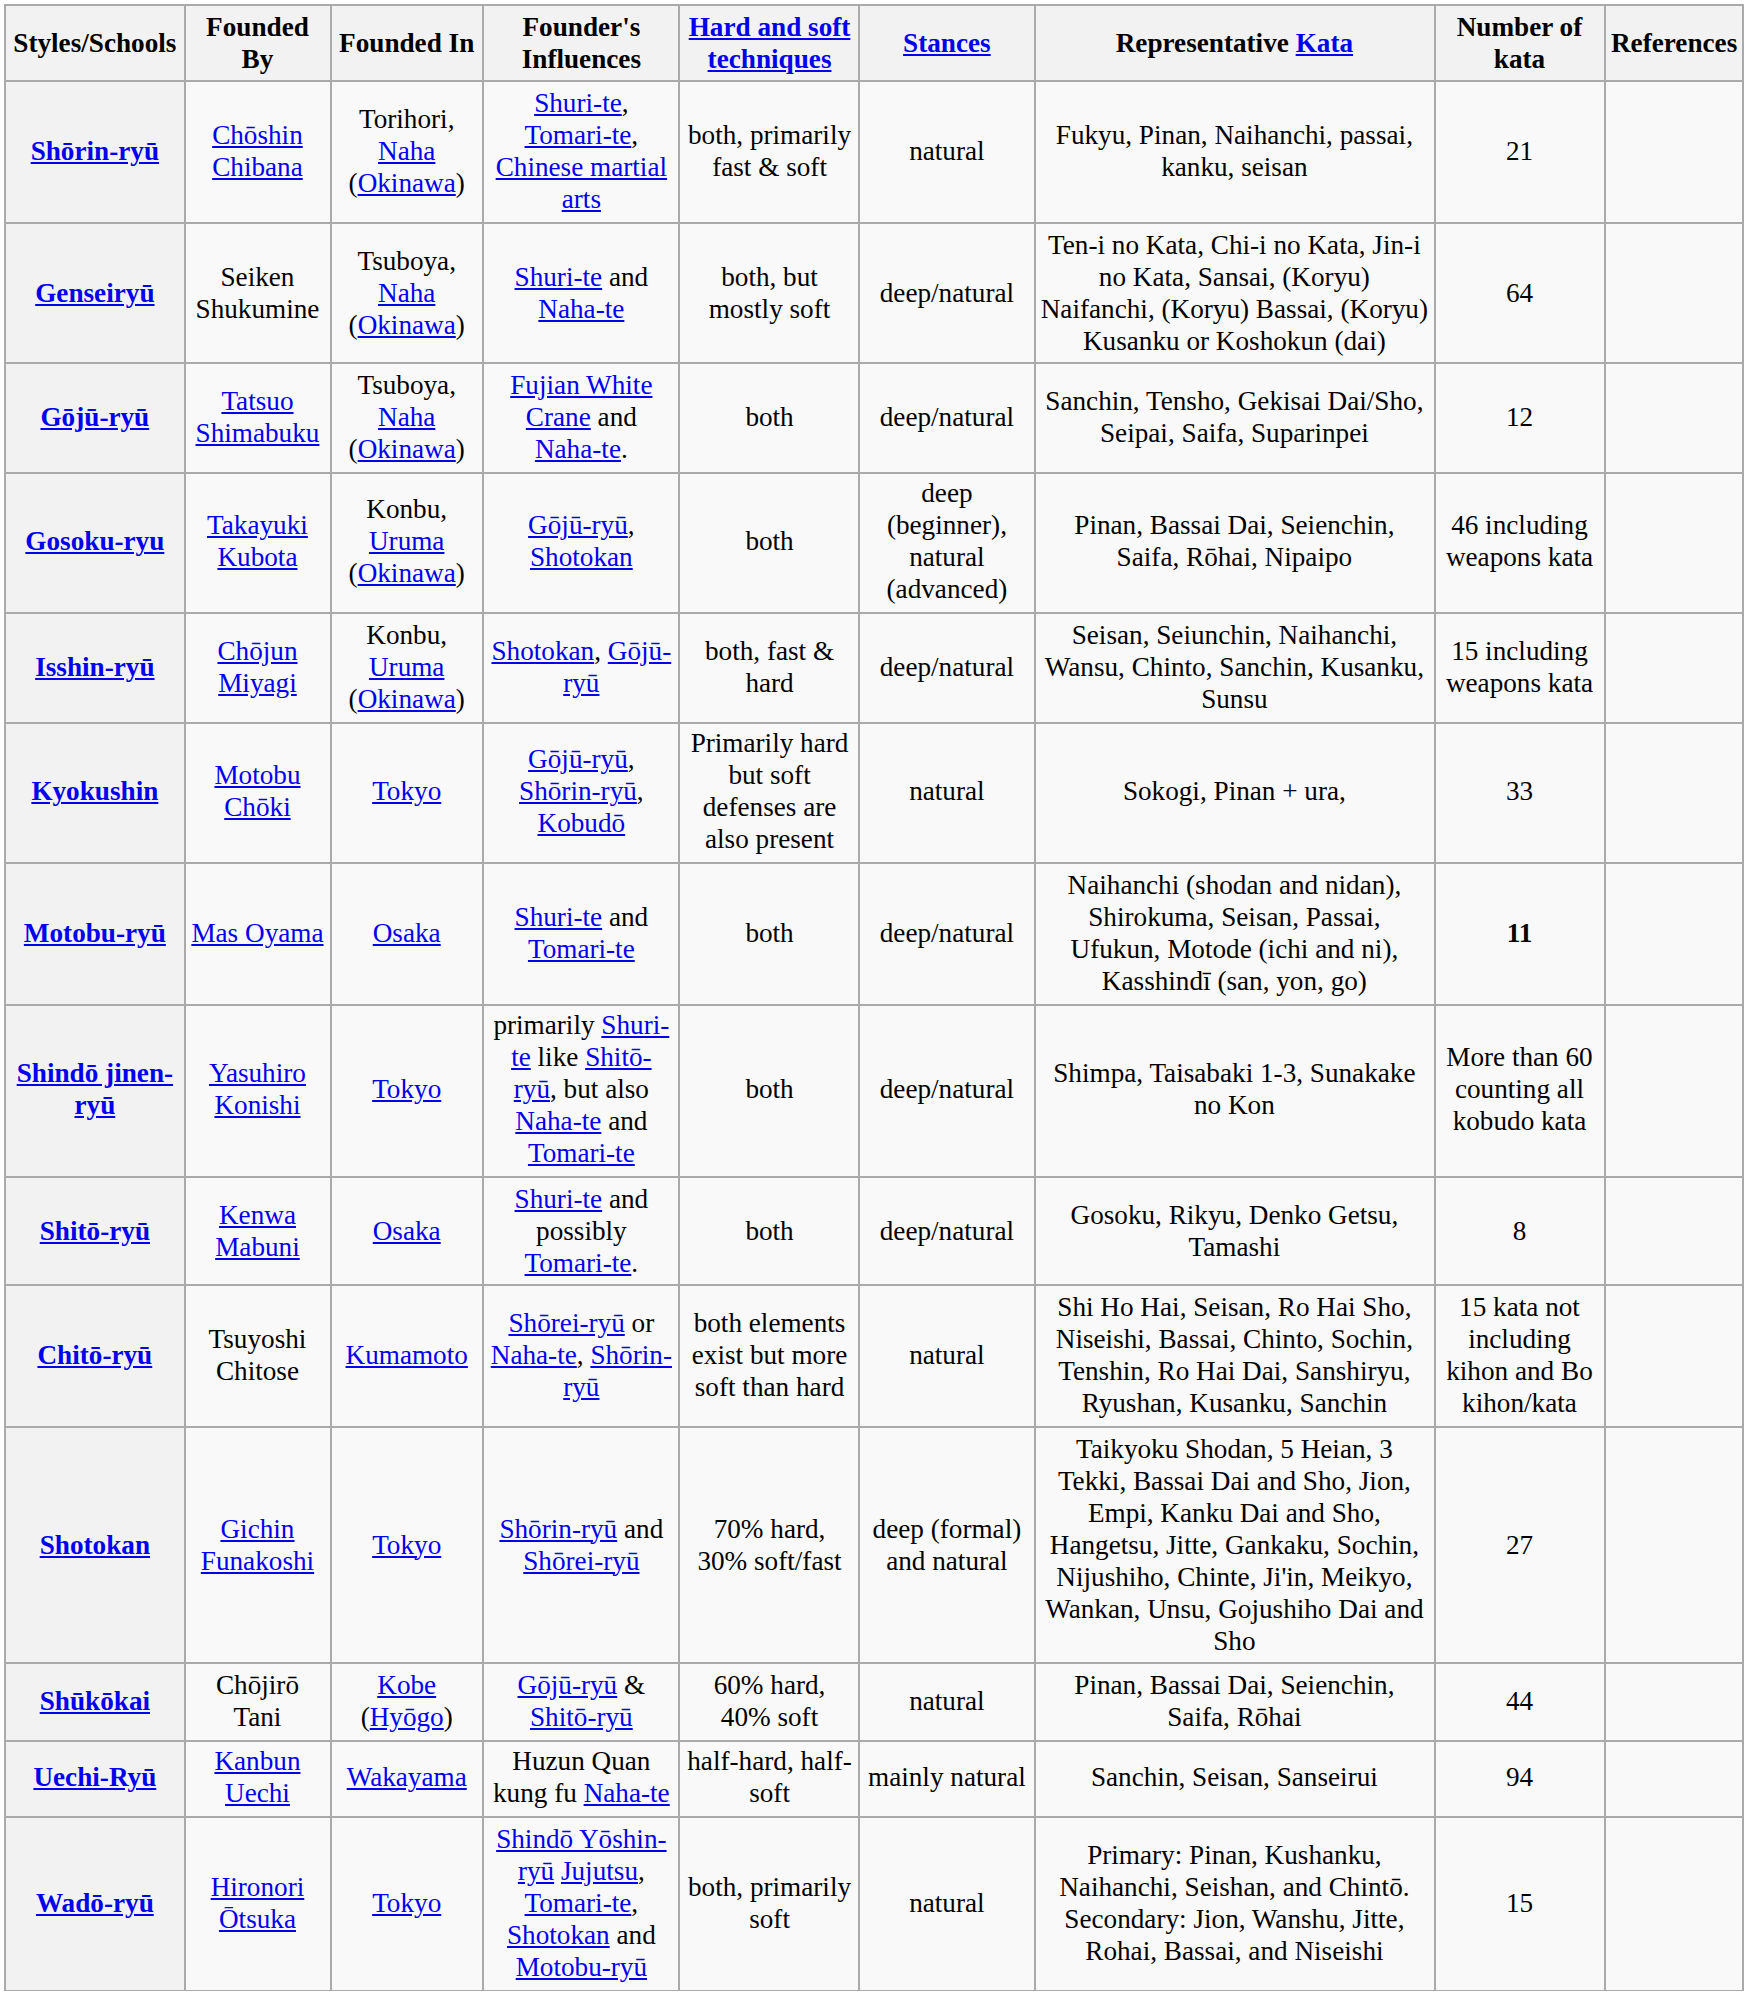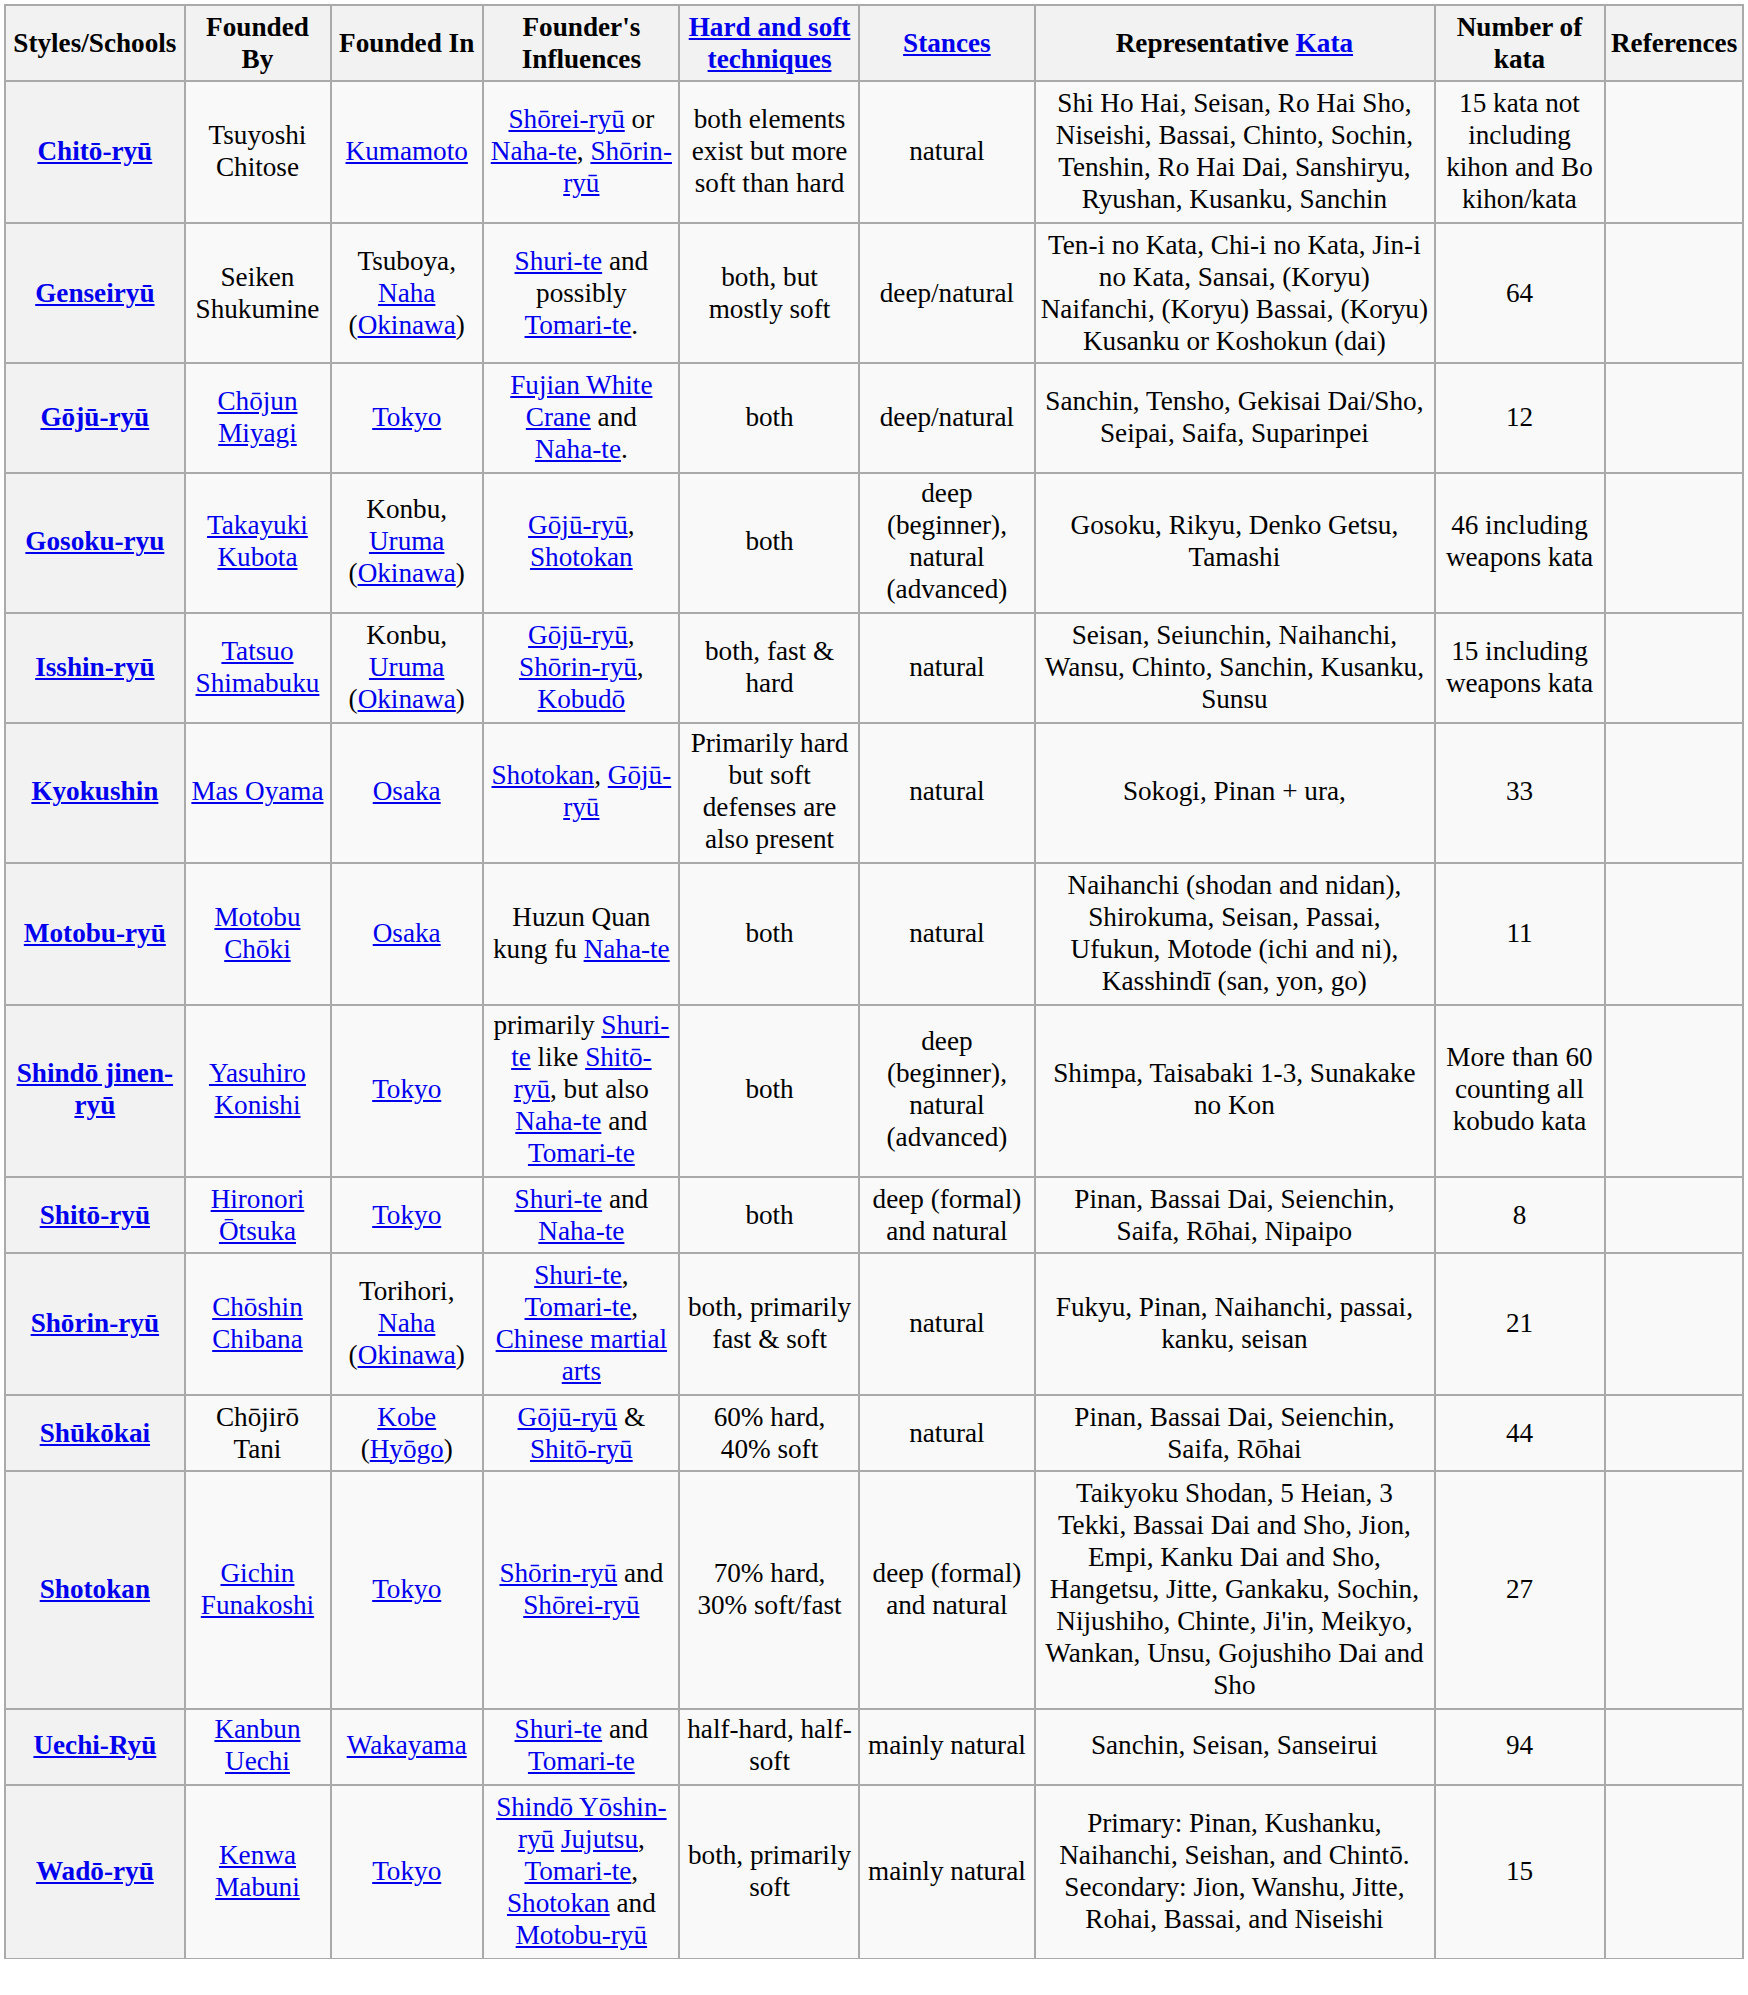rows swapped: (95, 1355) <-> (95, 151)
(581, 292) Shuri-te and Naha-te -> (581, 292) Shuri-te and possibly Tomari-te.
(257, 417) Tatsuo Shimabuku -> (257, 417) Chōjun Miyagi
(407, 417) Tsuboya, Naha (Okinawa) -> (407, 417) Tokyo
(1234, 542) Pinan, Bassai Dai, Seienchin, Saifa, Rōhai, Nipaipo -> (1234, 542) Gosoku, Rikyu, Denko Getsu, Tamashi
(257, 666) Chōjun Miyagi -> (257, 666) Tatsuo Shimabuku
(581, 666) Shotokan, Gōjū-ryū -> (581, 666) Gōjū-ryū, Shōrin-ryū, Kobudō
(947, 666) deep/natural -> (947, 666) natural
(257, 791) Motobu Chōki -> (257, 791) Mas Oyama
(407, 791) Tokyo -> (407, 791) Osaka
(581, 791) Gōjū-ryū, Shōrin-ryū, Kobudō -> (581, 791) Shotokan, Gōjū-ryū
(257, 932) Mas Oyama -> (257, 932) Motobu Chōki
(581, 932) Shuri-te and Tomari-te -> (581, 932) Huzun Quan kung fu Naha-te
(947, 932) deep/natural -> (947, 932) natural
(1519, 932) bold -> (1519, 932) normal
(947, 1089) deep/natural -> (947, 1089) deep (beginner), natural (advanced)
(257, 1230) Kenwa Mabuni -> (257, 1214) Hironori Ōtsuka
(407, 1230) Osaka -> (407, 1214) Tokyo
(581, 1230) Shuri-te and possibly Tomari-te. -> (581, 1214) Shuri-te and Naha-te
(947, 1230) deep/natural -> (947, 1214) deep (formal) and natural
(1234, 1230) Gosoku, Rikyu, Denko Getsu, Tamashi -> (1234, 1214) Pinan, Bassai Dai, Seienchin, Saifa, Rōhai, Nipaipo
rows swapped: (95, 1544) <-> (95, 1701)
(581, 1777) Huzun Quan kung fu Naha-te -> (581, 1745) Shuri-te and Tomari-te
(257, 1902) Hironori Ōtsuka -> (257, 1870) Kenwa Mabuni
(947, 1902) natural -> (947, 1870) mainly natural
